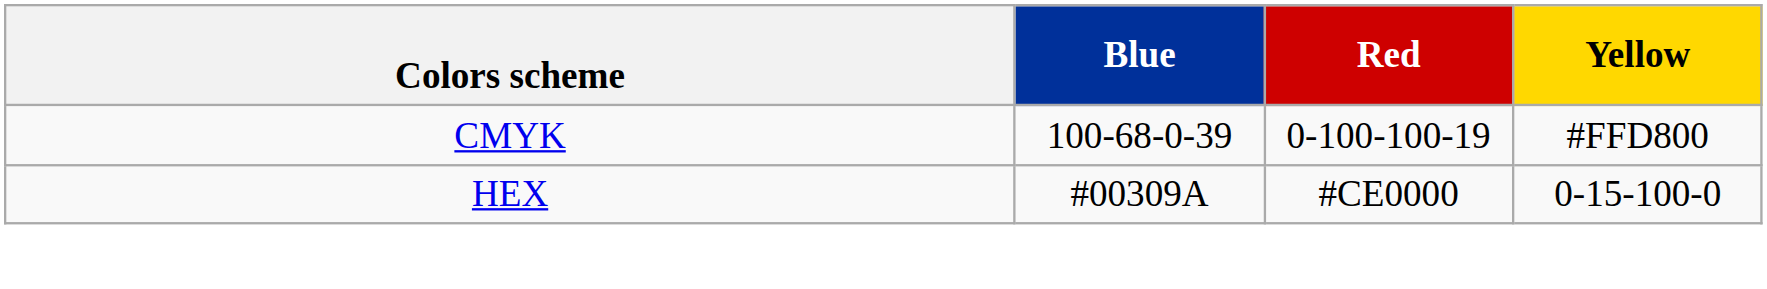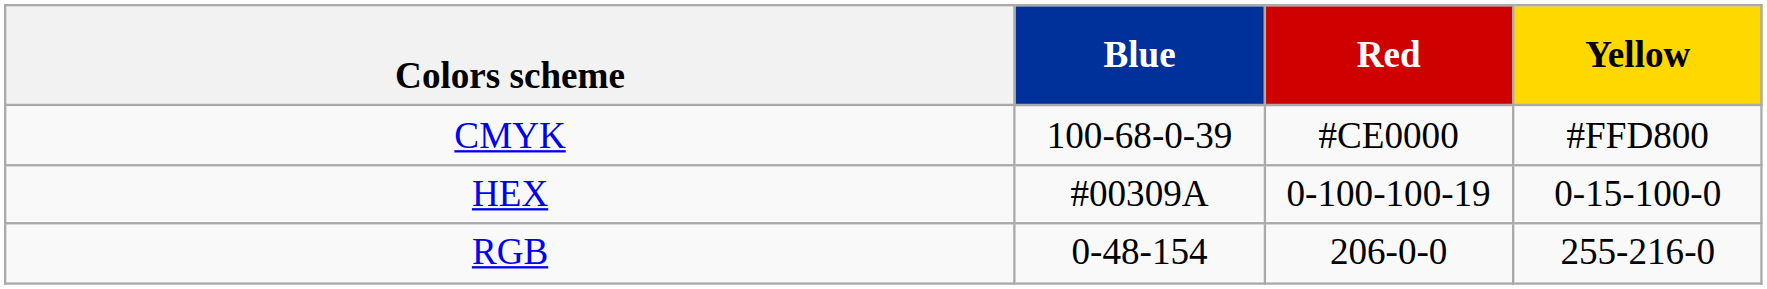(1389, 134) 0-100-100-19 -> (1389, 134) #CE0000
(1389, 193) #CE0000 -> (1389, 193) 0-100-100-19
+ row: (510, 252)
